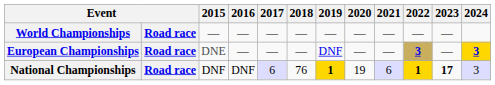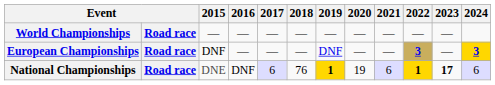(214, 51) DNE -> (214, 51) DNF
(214, 70) DNF -> (214, 70) DNE
(476, 70) 3 -> (476, 70) 6
